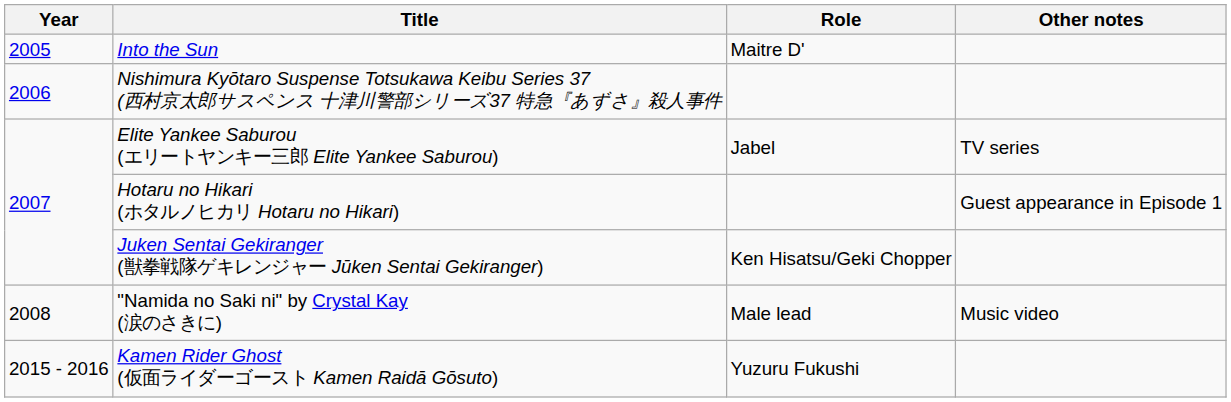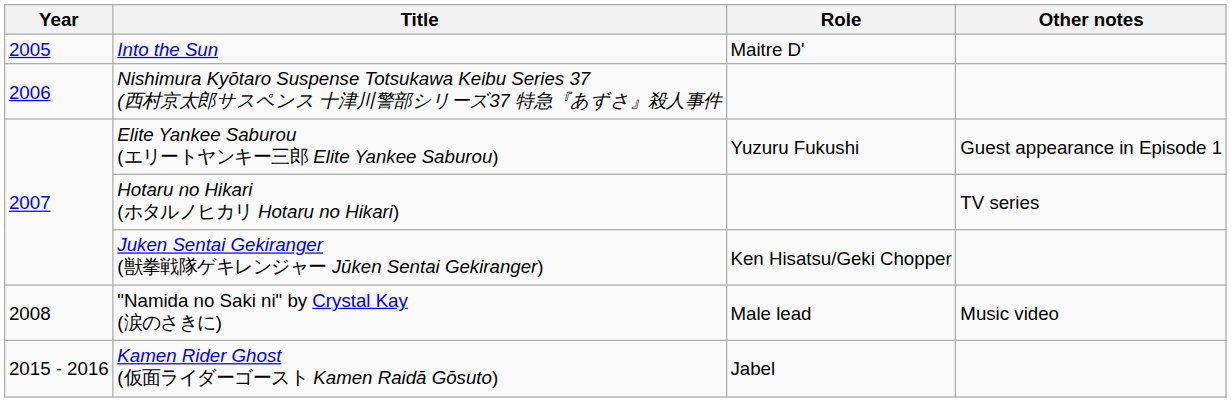(753, 147) Jabel -> (795, 147) Yuzuru Fukushi
(1000, 147) TV series -> (1091, 147) Guest appearance in Episode 1
(1091, 203) Guest appearance in Episode 1 -> (1000, 203) TV series
(795, 369) Yuzuru Fukushi -> (753, 369) Jabel
